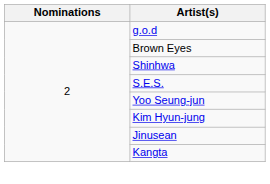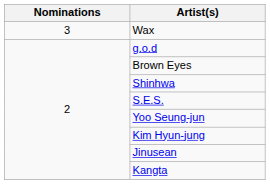+ row: (143, 30)
